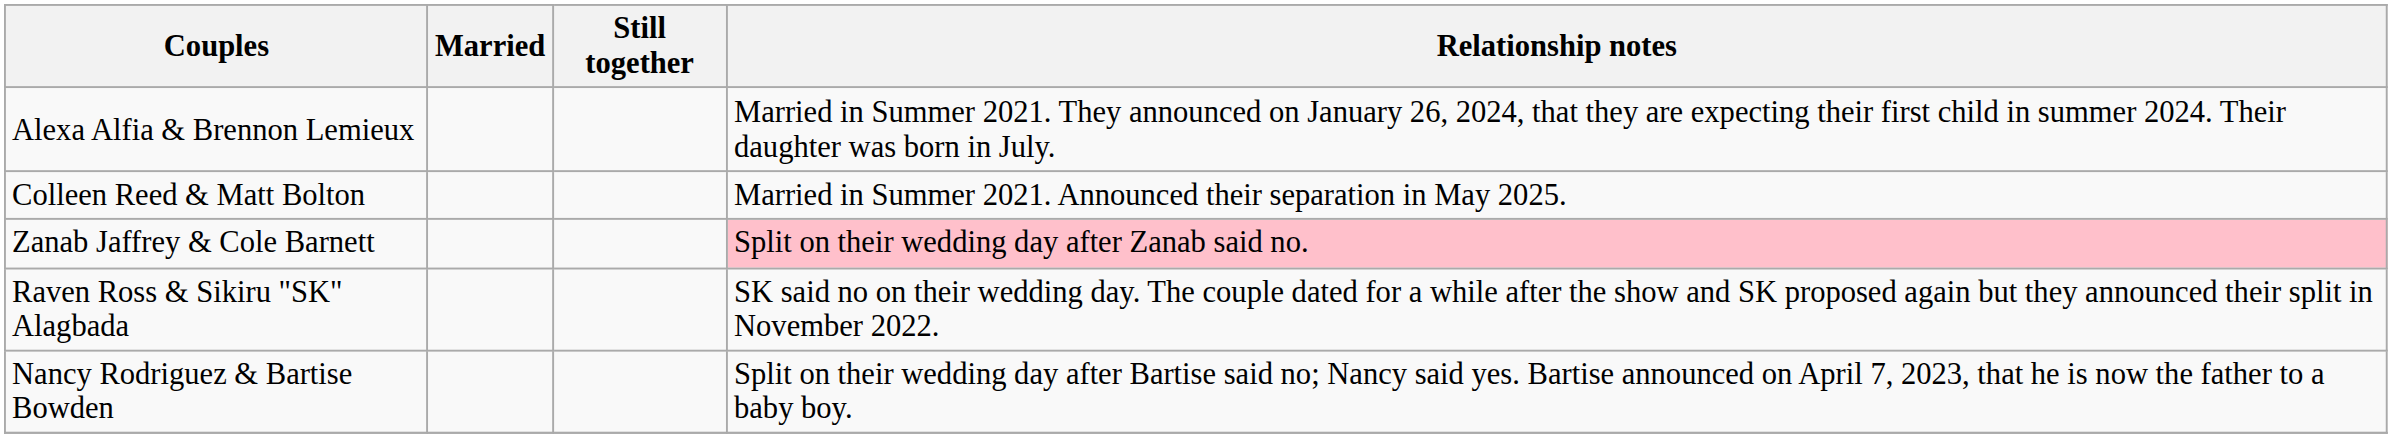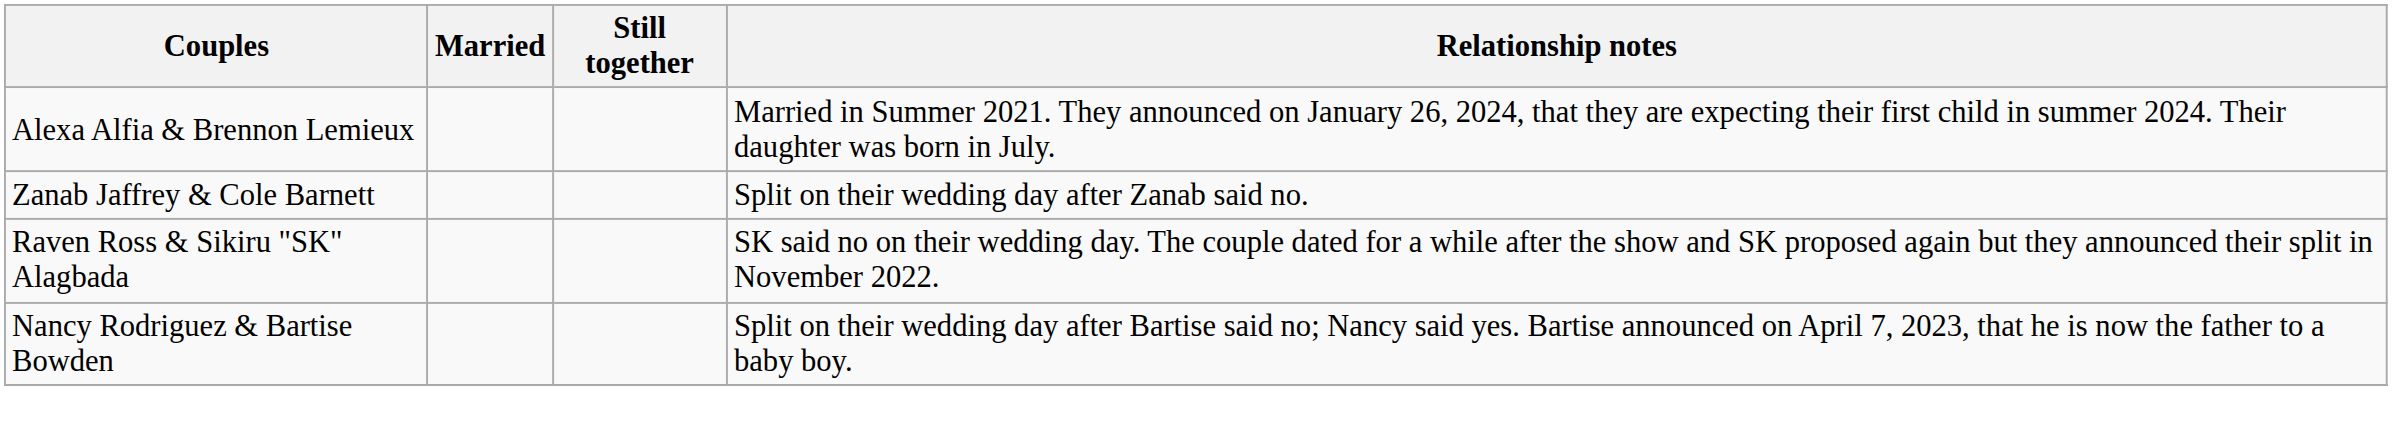- row: (189, 194)
(1021, 242) pink background -> (1021, 194) no background
